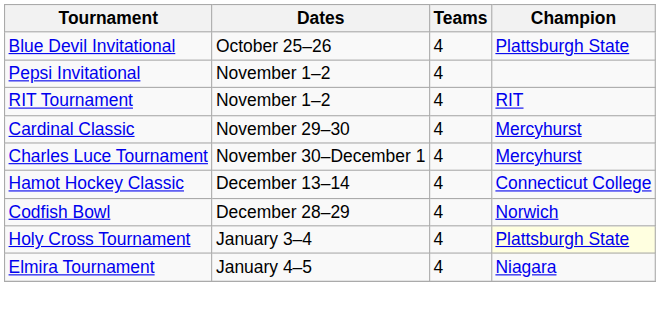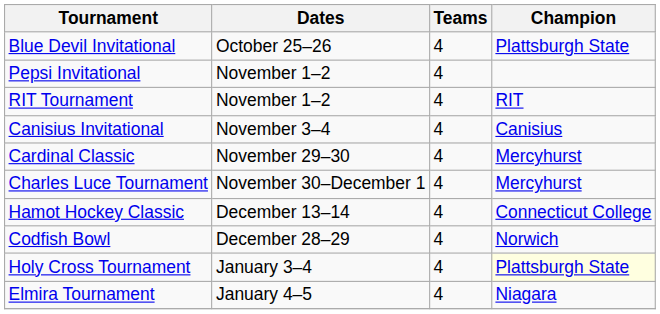+ row: (86, 128)
